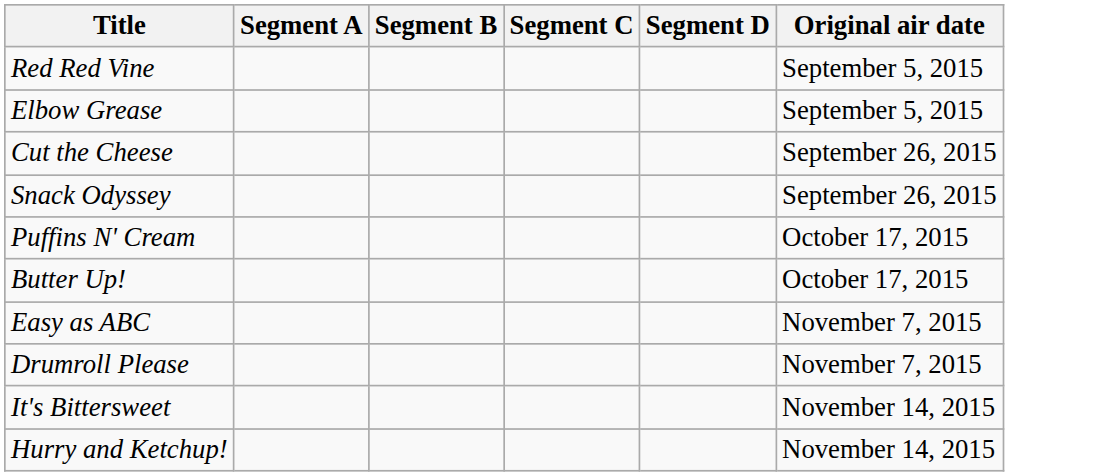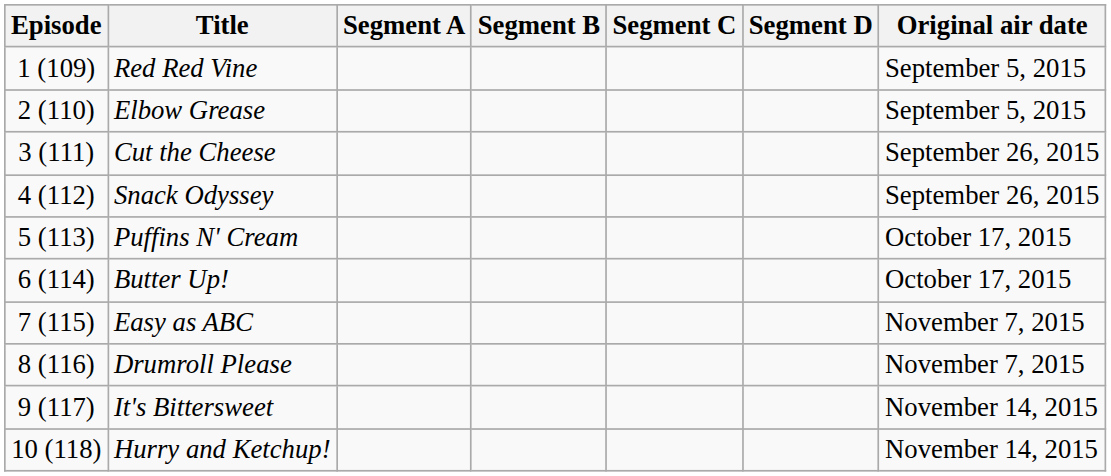+ column: (56, 25)
